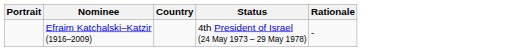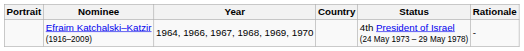+ column: (235, 12)
